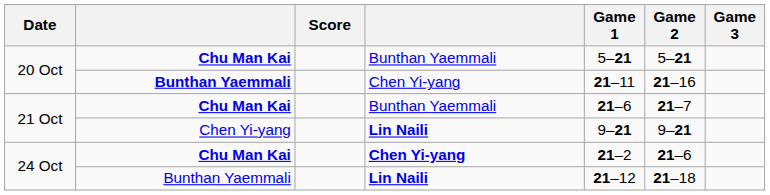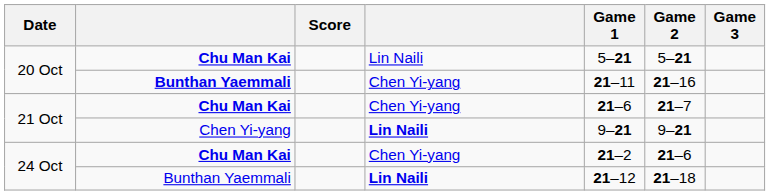(433, 58) Bunthan Yaemmali -> (396, 58) Lin Naili
(433, 106) Bunthan Yaemmali -> (415, 106) Chen Yi-yang
(417, 155) bold -> (415, 155) normal
